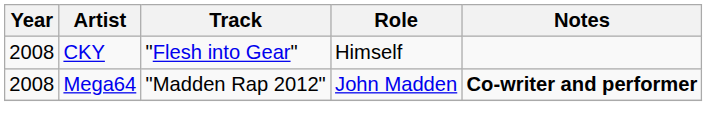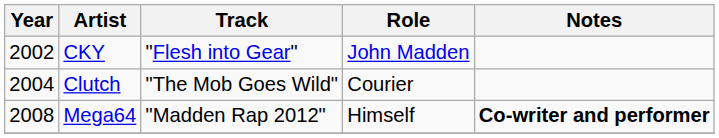(32, 52) 2008 -> (32, 52) 2002
(369, 52) Himself -> (408, 52) John Madden
+ row: (92, 84)
(396, 84) John Madden -> (381, 116) Himself
